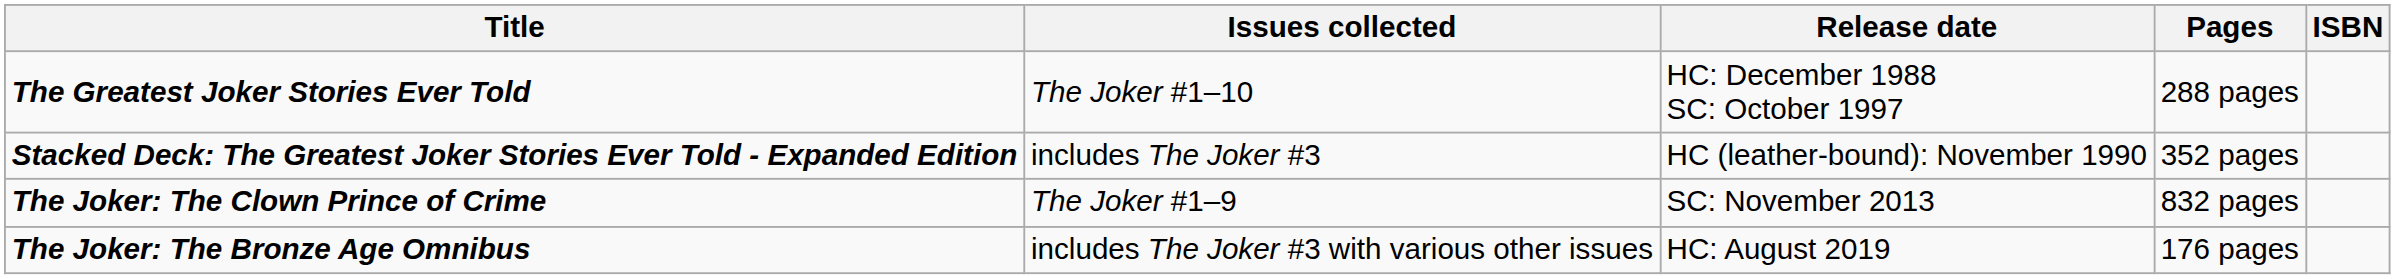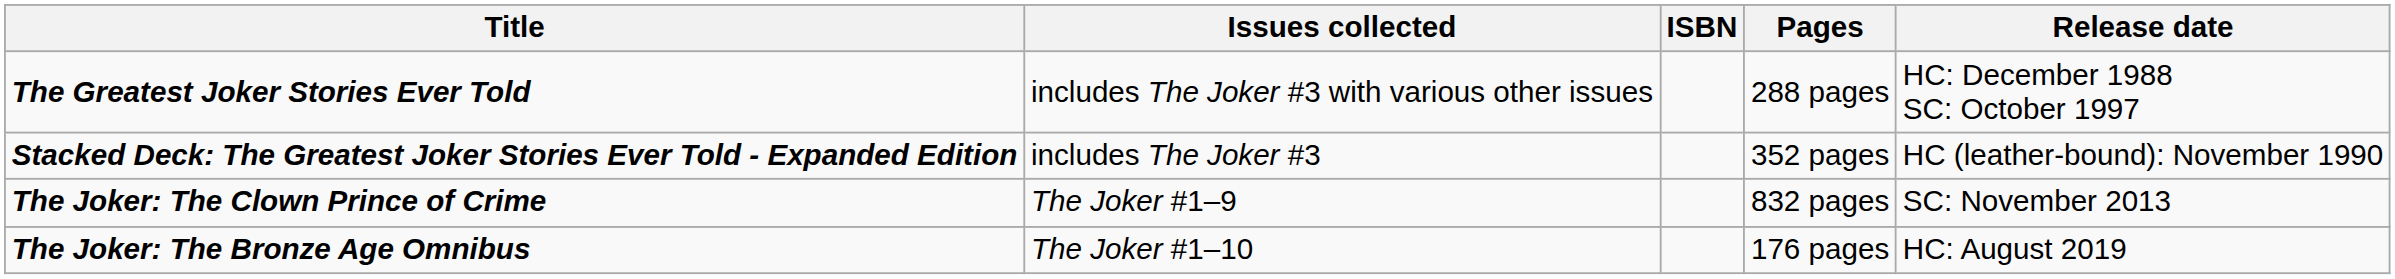columns swapped: (1907, 27) <-> (2348, 27)
(1142, 91) The Joker #1–10 -> (1342, 91) includes The Joker #3 with various other issues
(1342, 249) includes The Joker #3 with various other issues -> (1142, 249) The Joker #1–10
